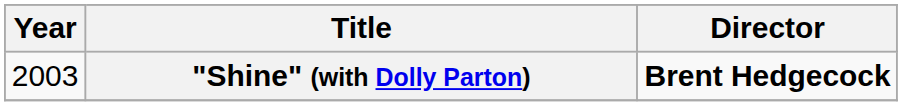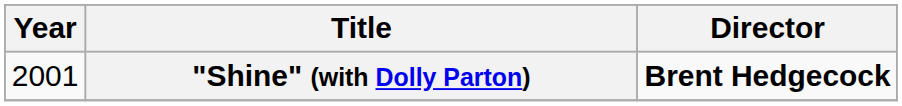(45, 75) 2003 -> (45, 75) 2001
